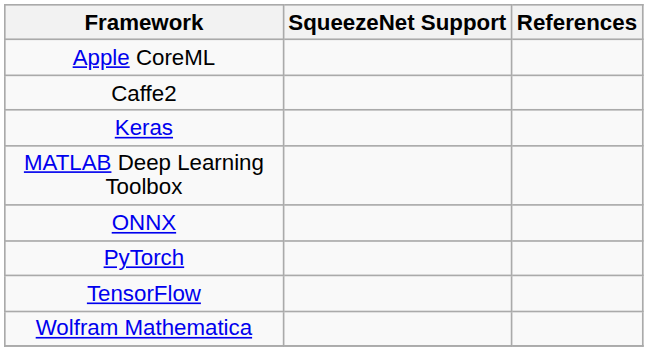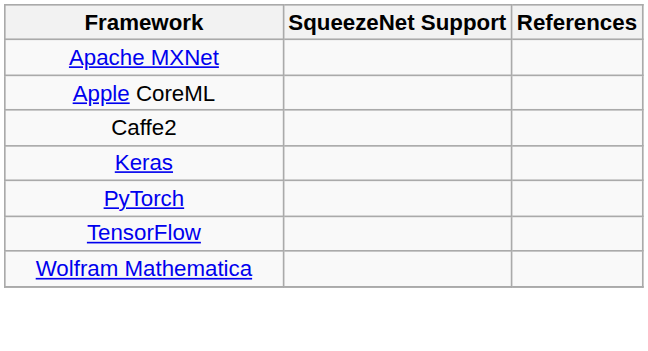+ row: (144, 57)
- row: (144, 175)
- row: (144, 222)
